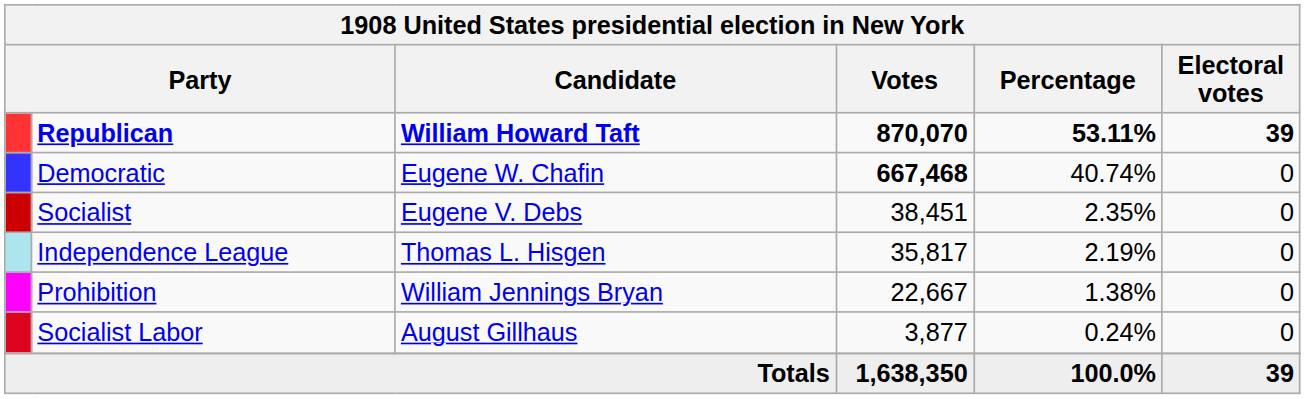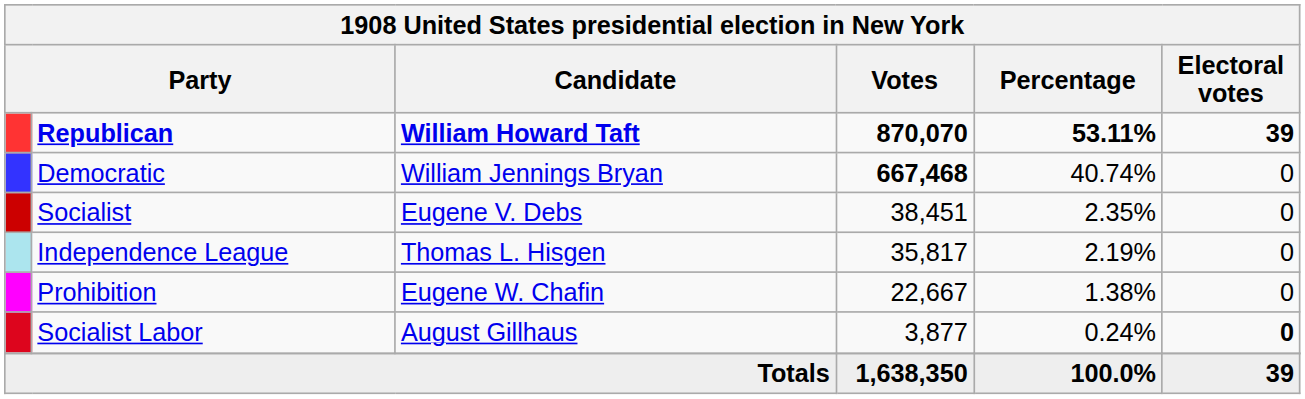(503, 173) Eugene W. Chafin -> (532, 173) William Jennings Bryan
(532, 293) William Jennings Bryan -> (503, 293) Eugene W. Chafin
(1287, 333) normal -> (1287, 333) bold
